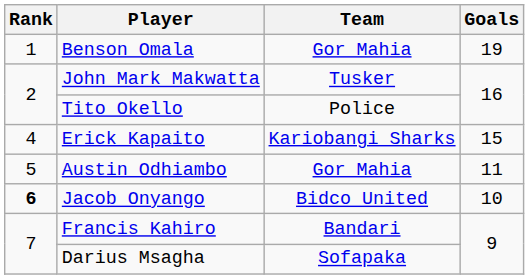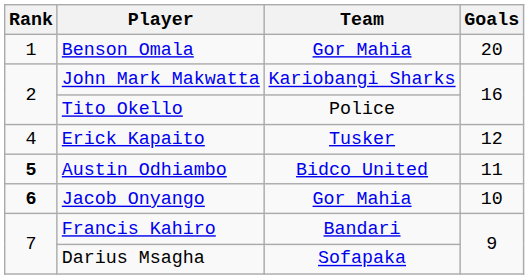(492, 50) 19 -> (492, 50) 20
(362, 79) Tusker -> (362, 79) Kariobangi Sharks
(362, 139) Kariobangi Sharks -> (362, 139) Tusker
(492, 139) 15 -> (492, 139) 12
(31, 169) normal -> (31, 169) bold
(362, 169) Gor Mahia -> (362, 169) Bidco United
(362, 199) Bidco United -> (362, 199) Gor Mahia
